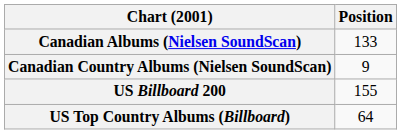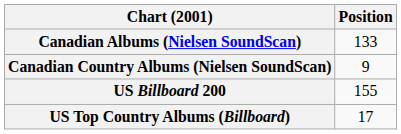(366, 116) 64 -> (366, 116) 17
